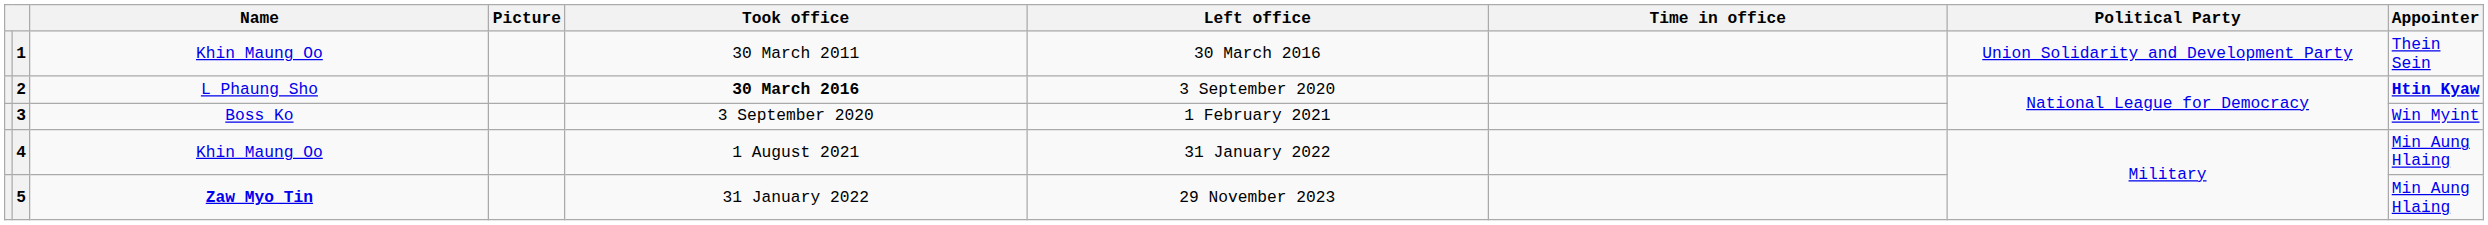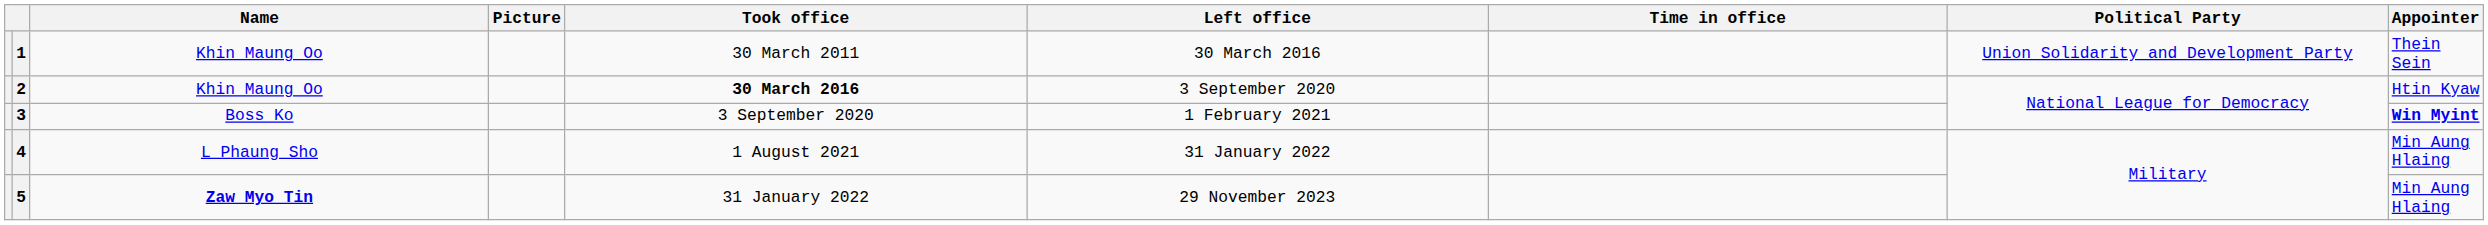(259, 90) L Phaung Sho -> (259, 90) Khin Maung Oo
(2436, 90) bold -> (2436, 90) normal
(2436, 116) normal -> (2436, 116) bold
(259, 152) Khin Maung Oo -> (259, 152) L Phaung Sho
